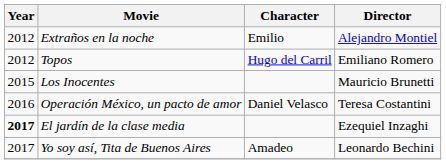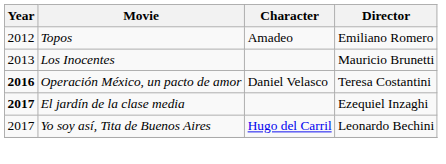- row: (97, 38)
(290, 60) Hugo del Carril -> (270, 38) Amadeo
(21, 82) 2015 -> (21, 60) 2013
(21, 104) normal -> (21, 82) bold
(270, 148) Amadeo -> (290, 126) Hugo del Carril
